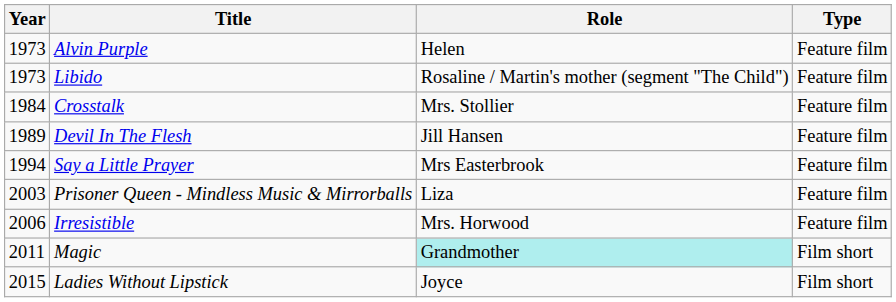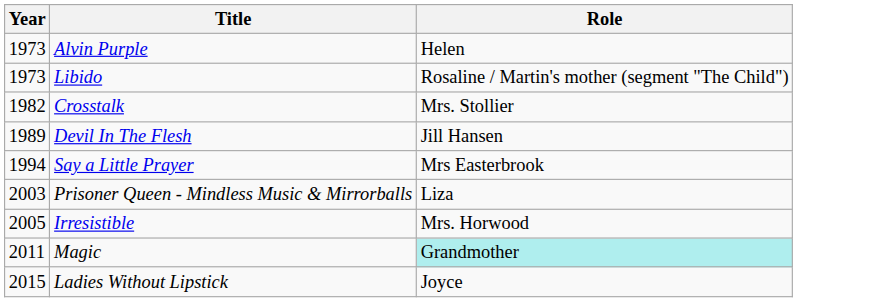- column: (842, 19)
(27, 106) 1984 -> (27, 106) 1982
(27, 223) 2006 -> (27, 223) 2005
